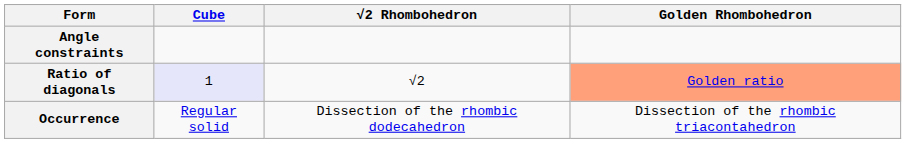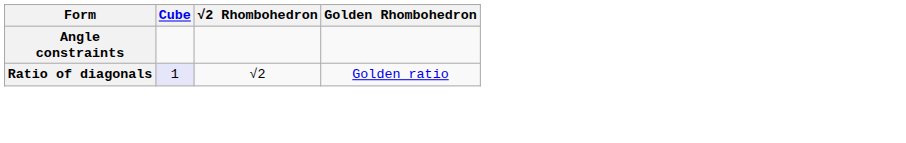(735, 82) lightsalmon background -> (401, 75) no background
- row: (79, 120)
